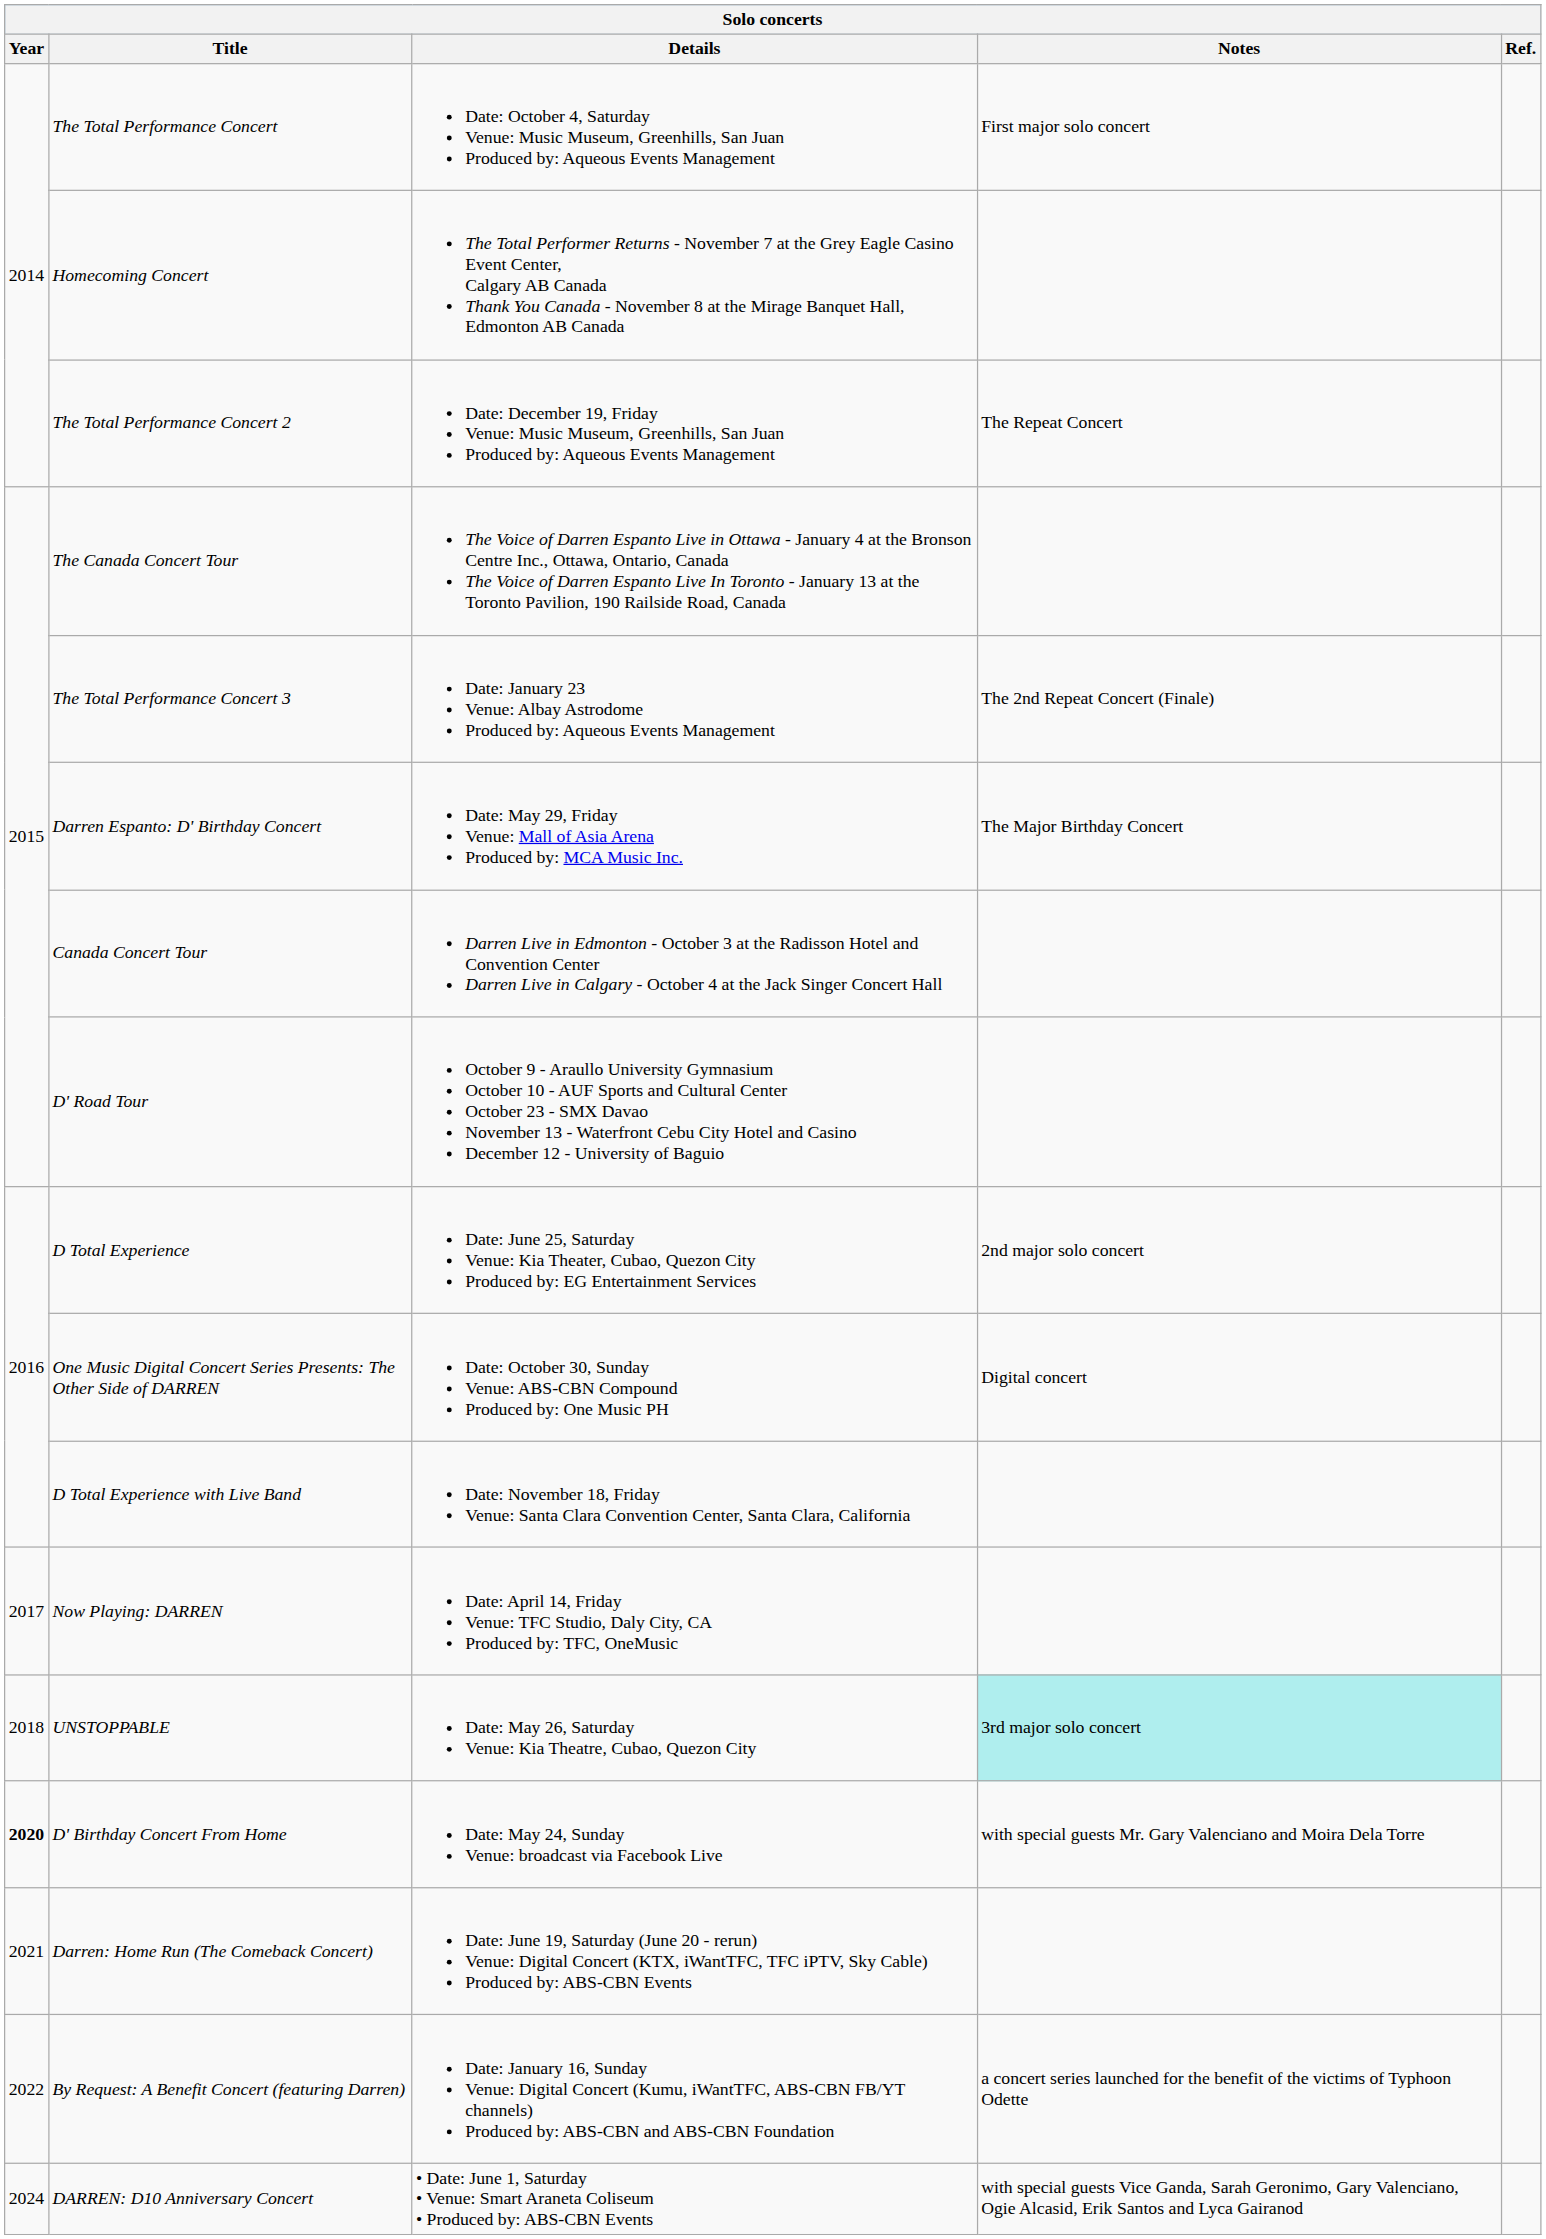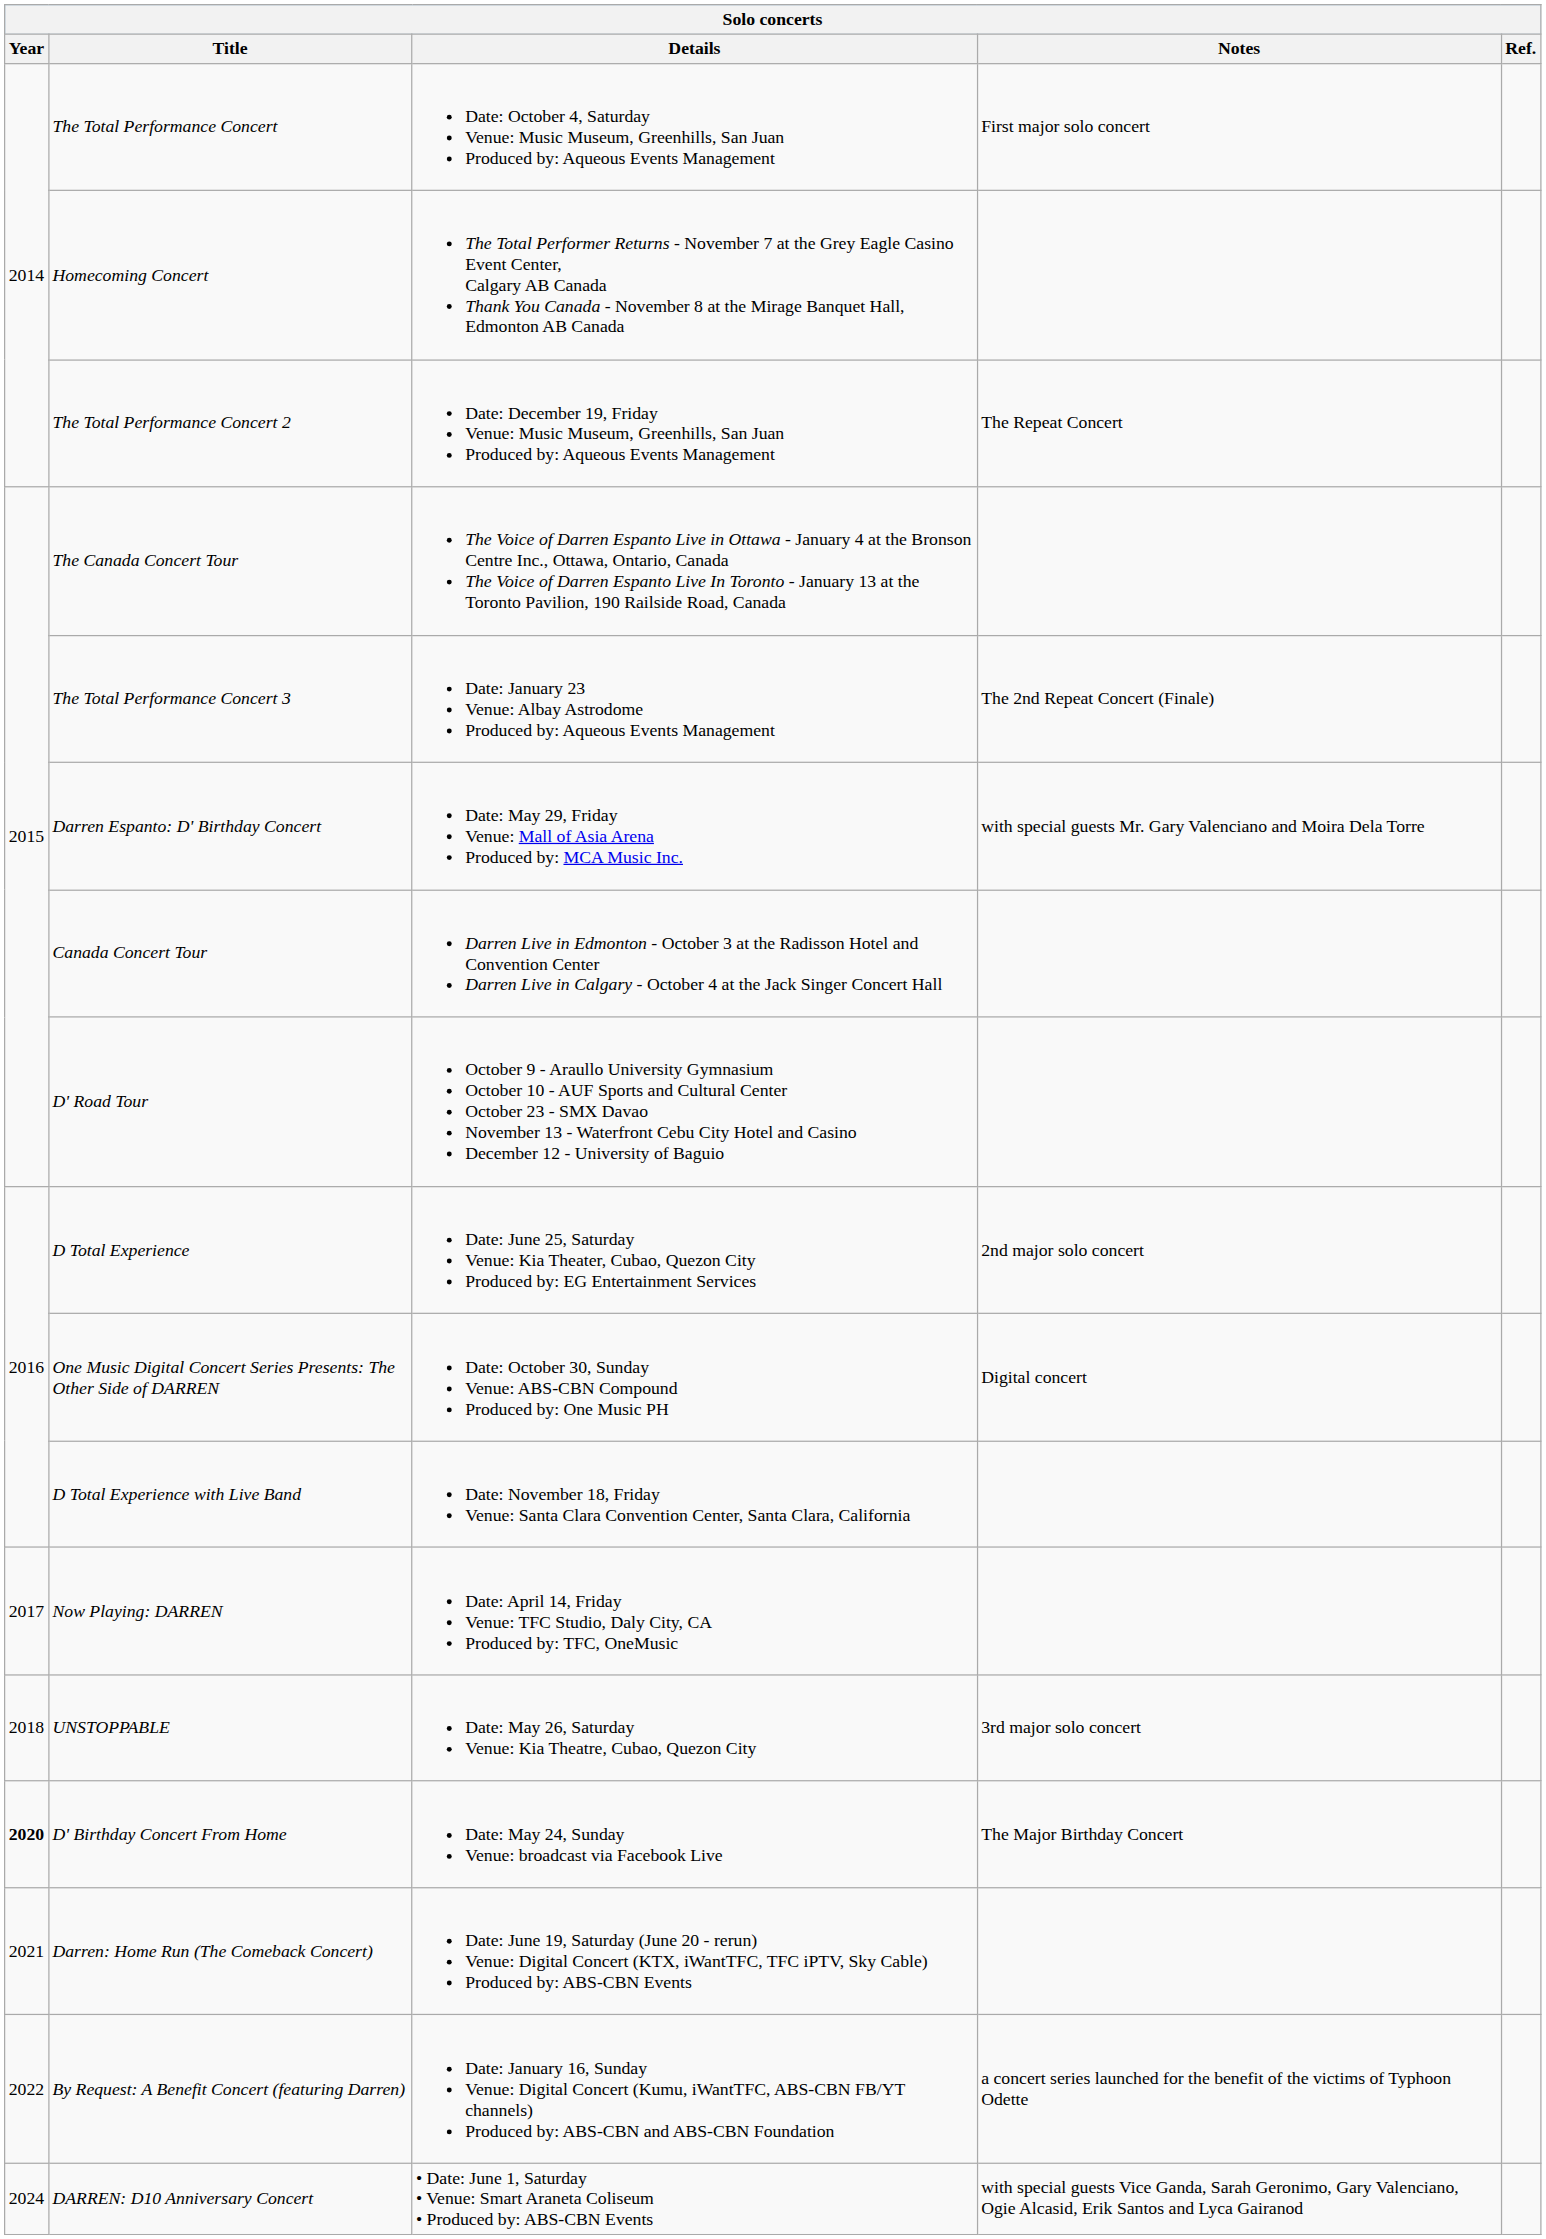(1082, 826) The Major Birthday Concert -> (1203, 826) with special guests Mr. Gary Valenciano and Moira Dela Torre
(1061, 1728) paleturquoise background -> (1061, 1728) no background
(1203, 1834) with special guests Mr. Gary Valenciano and Moira Dela Torre -> (1082, 1834) The Major Birthday Concert
